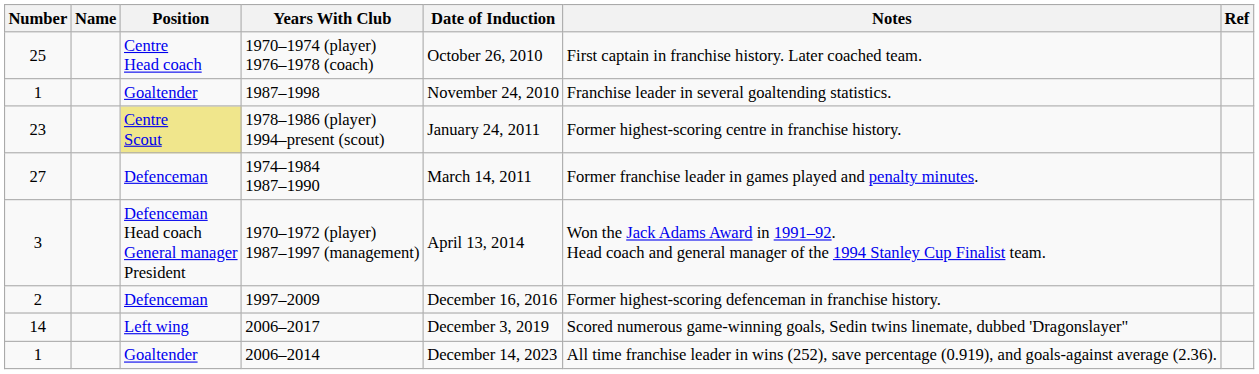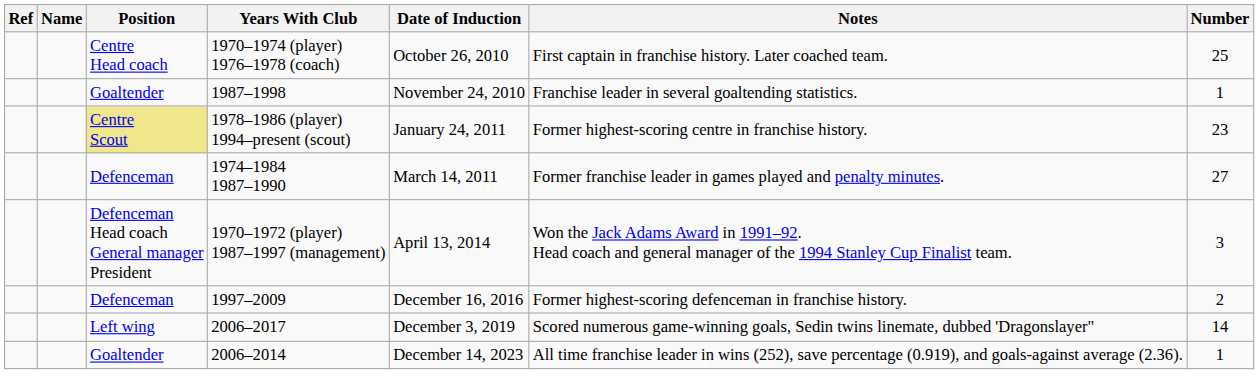columns swapped: (38, 18) <-> (1237, 18)
